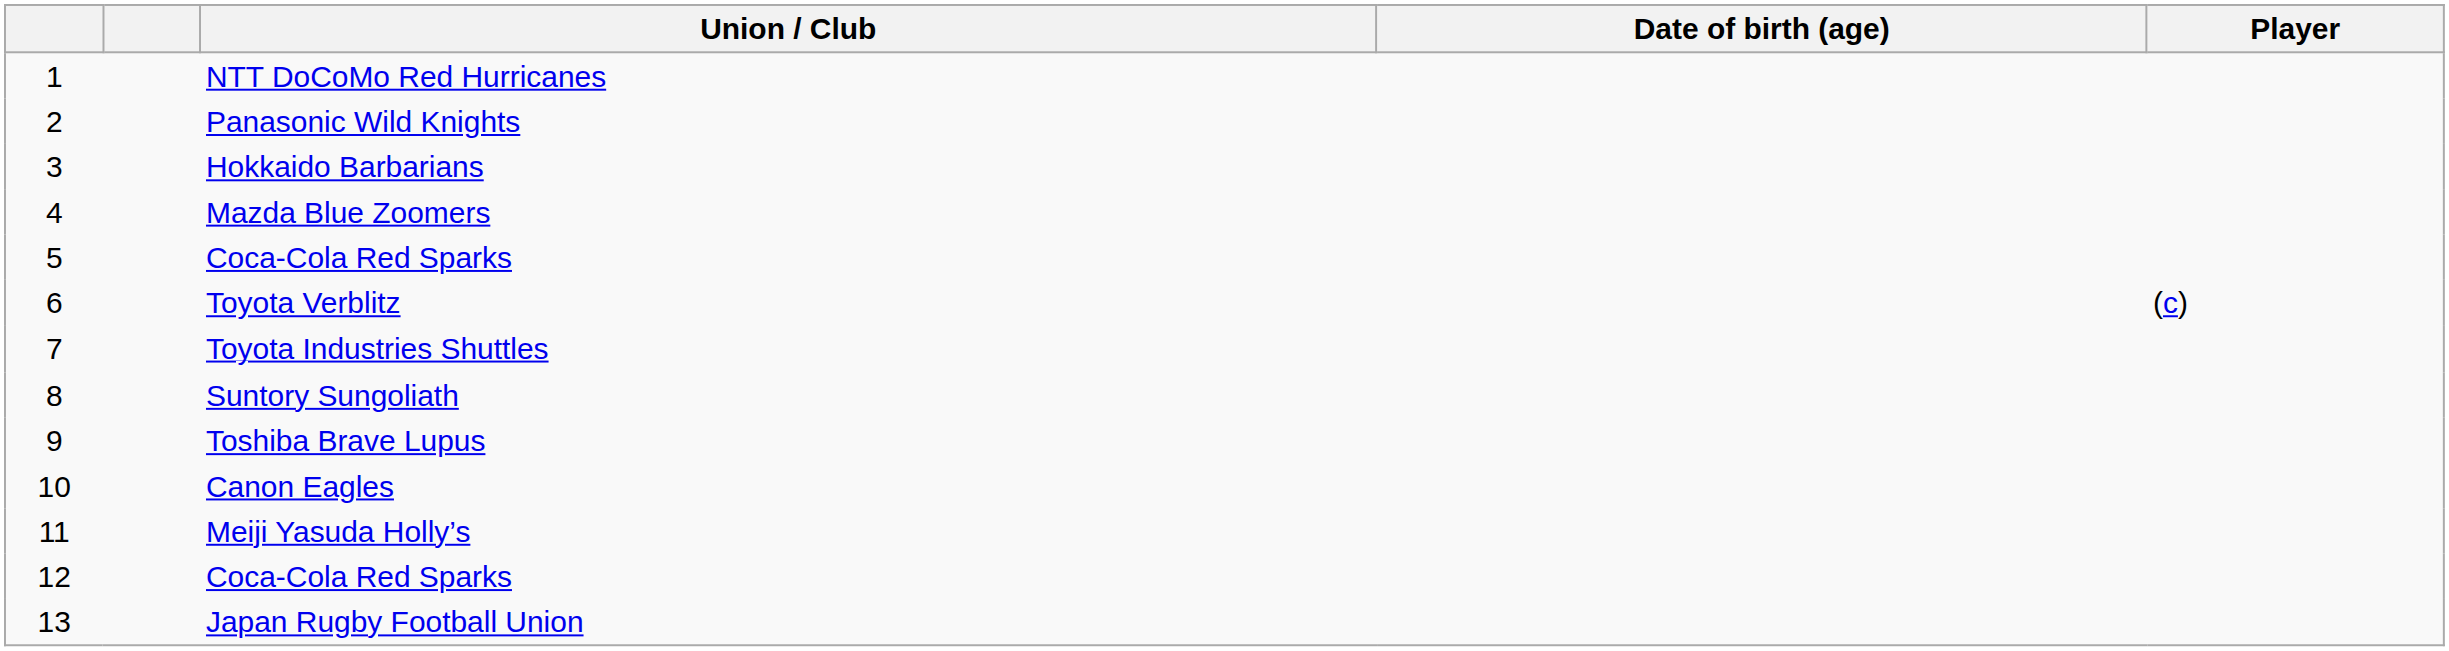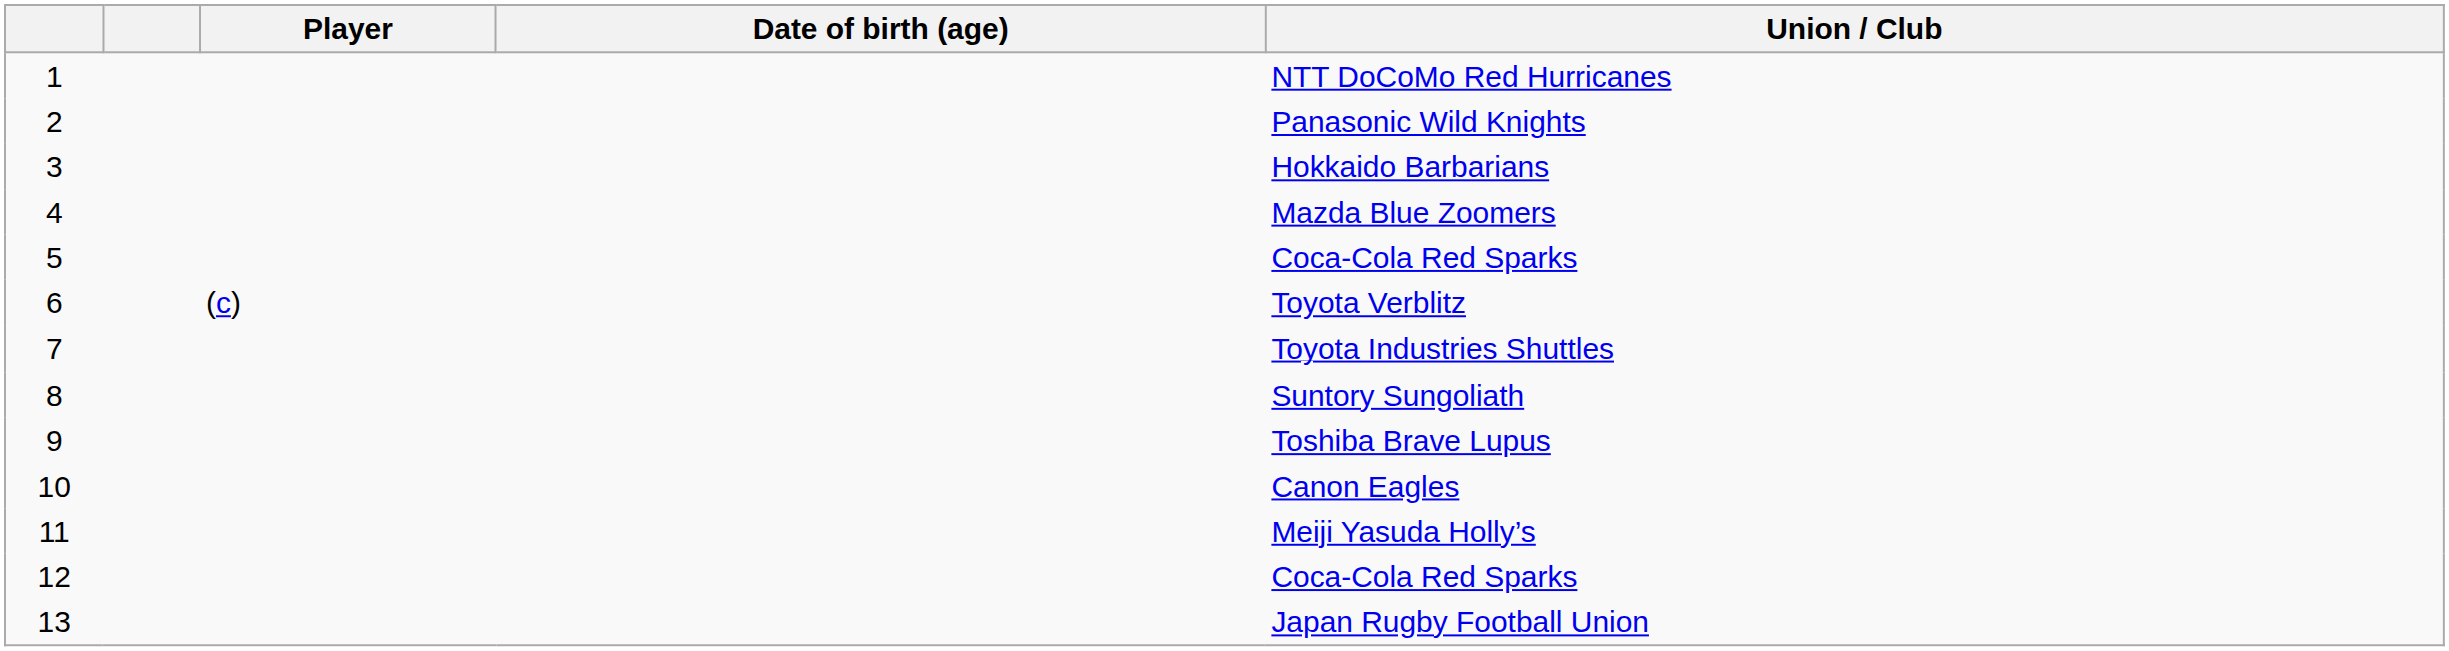columns swapped: (2295, 29) <-> (788, 29)
